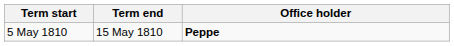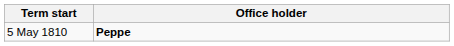- column: (138, 13)
